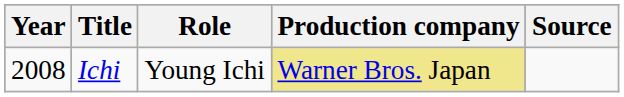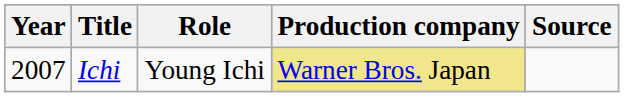(38, 69) 2008 -> (38, 69) 2007
